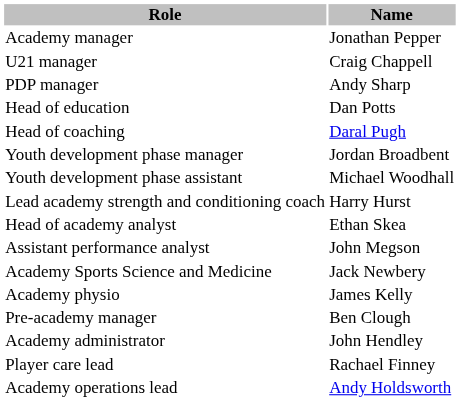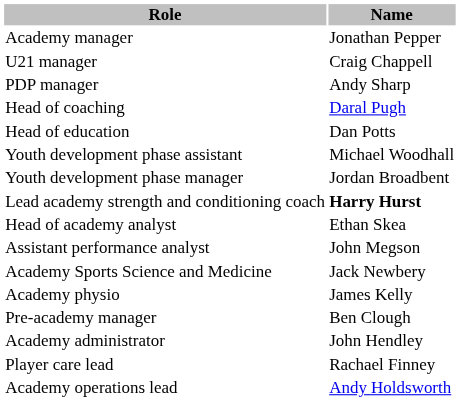rows swapped: (65, 131) <-> (67, 107)
rows swapped: (124, 154) <-> (124, 177)
(370, 201) normal -> (375, 201) bold
